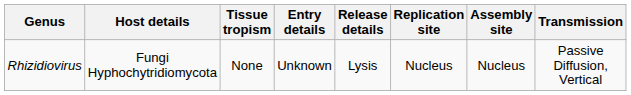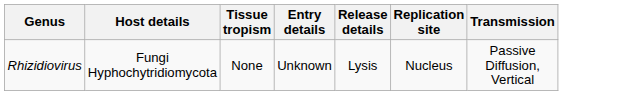- column: (501, 22)
